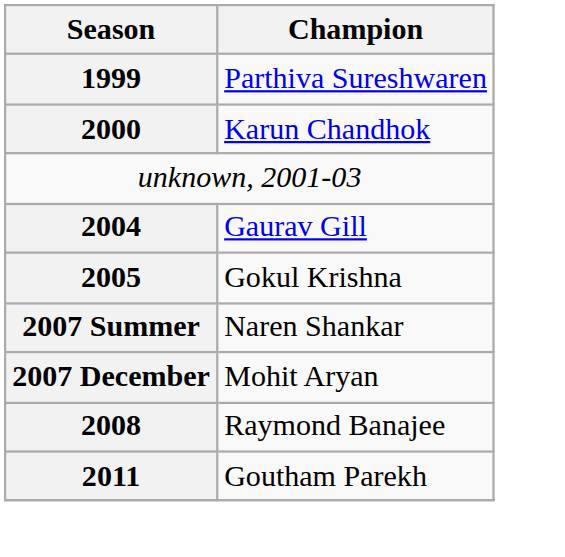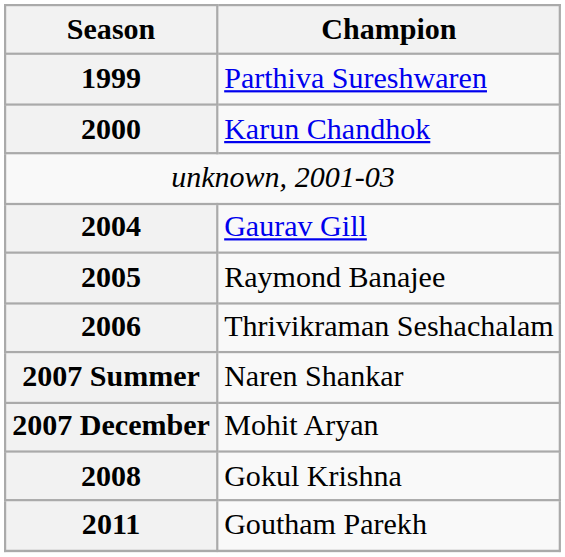(313, 276) Gokul Krishna -> (335, 276) Raymond Banajee
+ row: (111, 326)
(335, 425) Raymond Banajee -> (313, 475) Gokul Krishna
